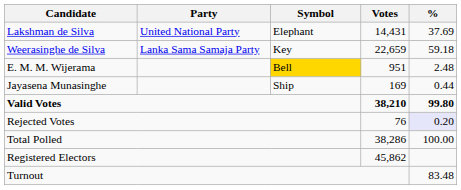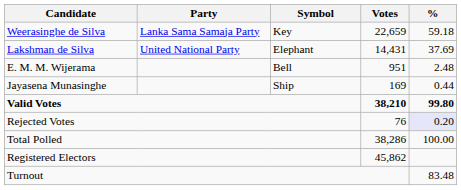rows swapped: (56, 49) <-> (51, 31)
(283, 67) gold background -> (283, 67) no background
